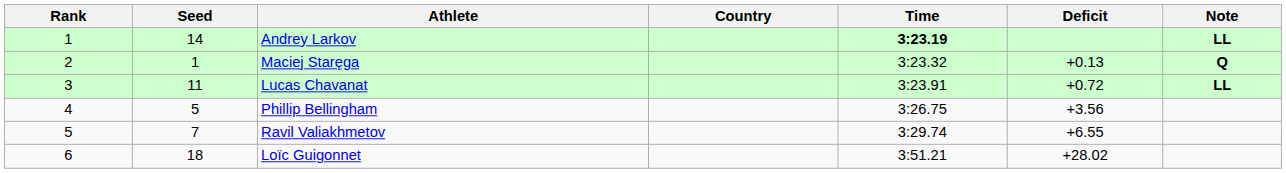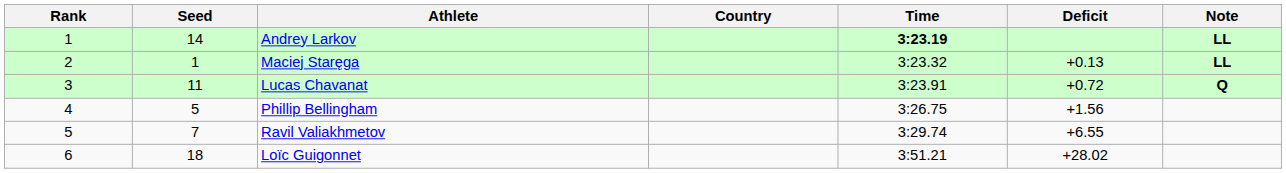(1222, 62) Q -> (1222, 62) LL
(1222, 86) LL -> (1222, 86) Q
(1085, 109) +3.56 -> (1085, 109) +1.56
